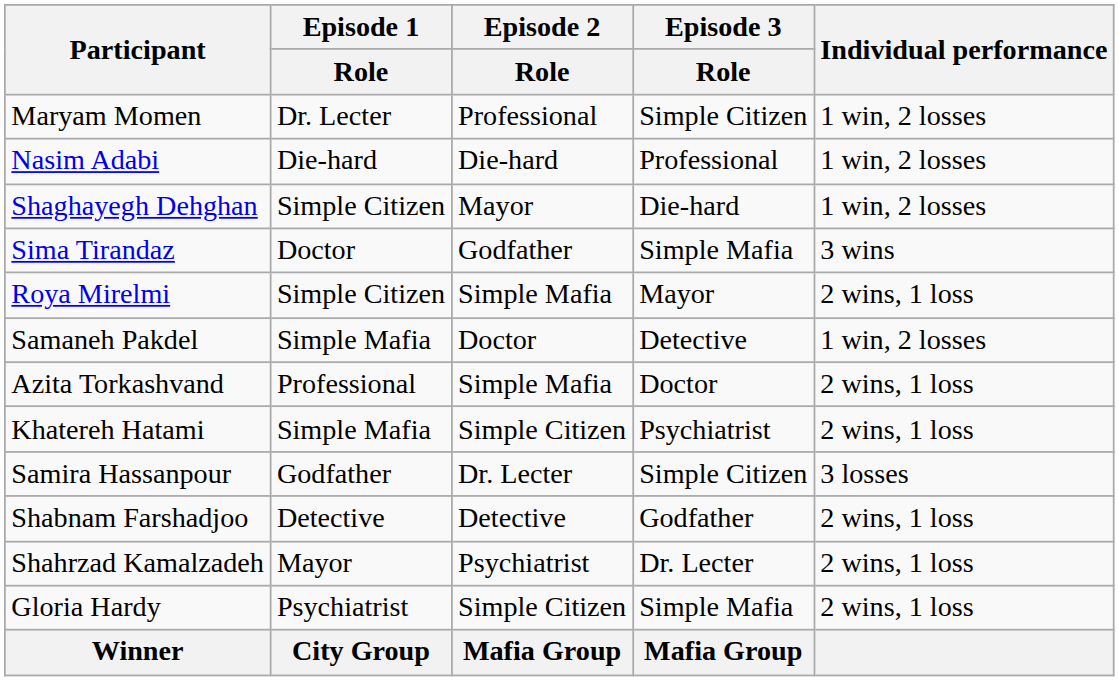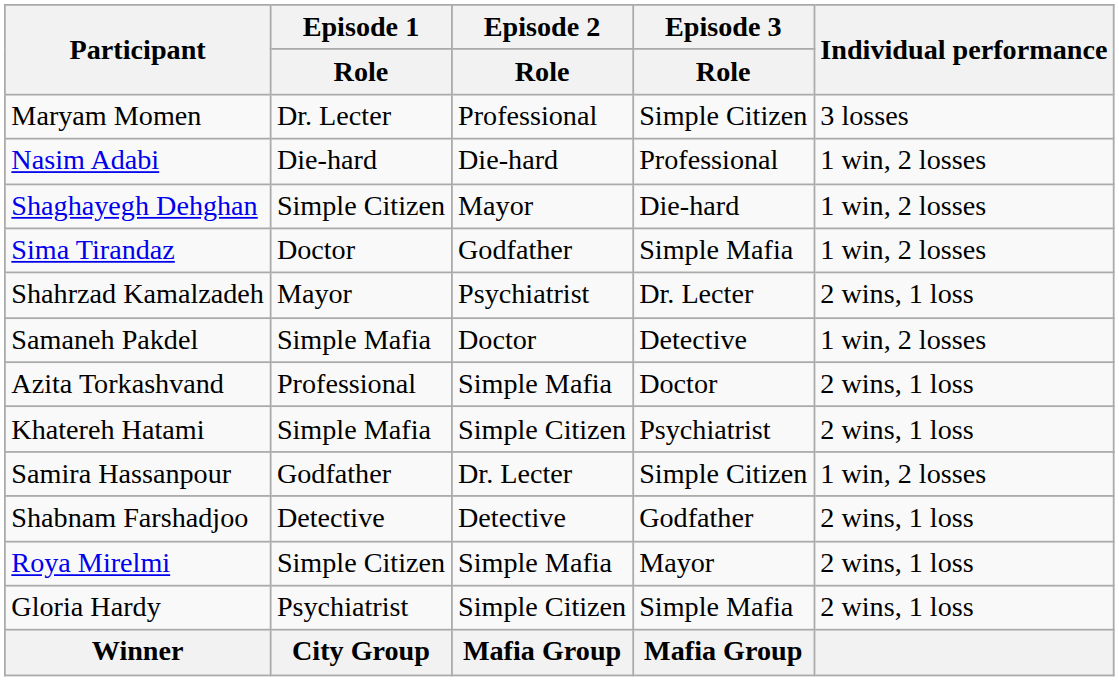(903, 116) 1 win, 2 losses -> (865, 116) 3 losses
(857, 250) 3 wins -> (903, 250) 1 win, 2 losses
rows swapped: (91, 294) <-> (138, 562)
(865, 473) 3 losses -> (903, 473) 1 win, 2 losses
